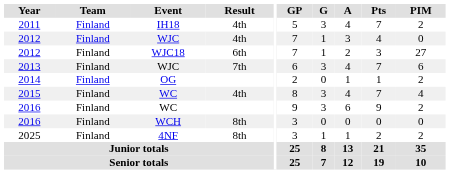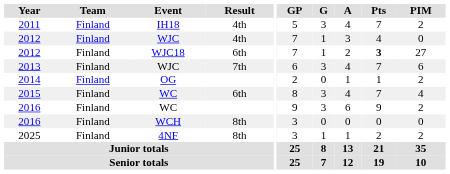(379, 52) normal -> (379, 52) bold
(240, 93) 4th -> (240, 93) 6th
